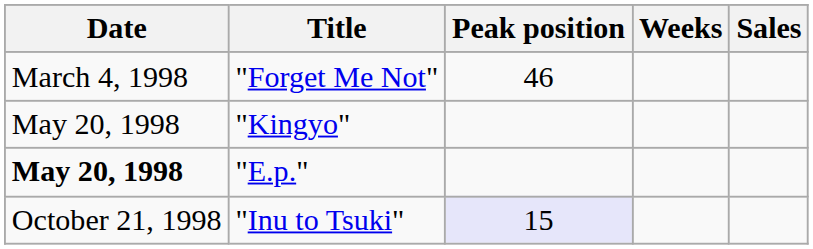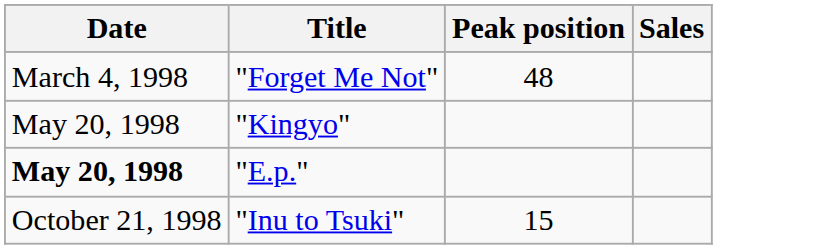- column: (681, 28)
(539, 76) 46 -> (539, 76) 48
(539, 219) lavender background -> (539, 219) no background
